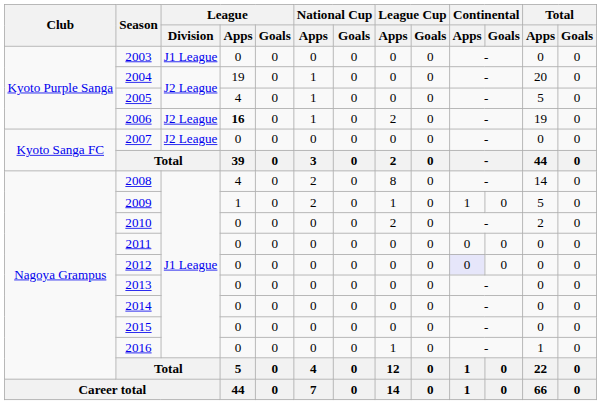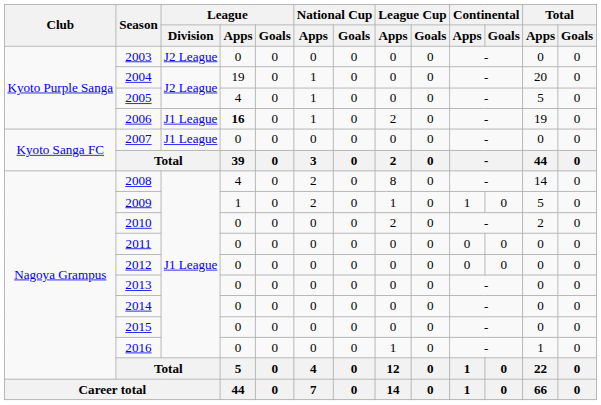(191, 56) J1 League -> (191, 56) J2 League
(191, 118) J2 League -> (191, 118) J1 League
(191, 139) J2 League -> (191, 139) J1 League
(467, 264) lavender background -> (467, 264) no background
